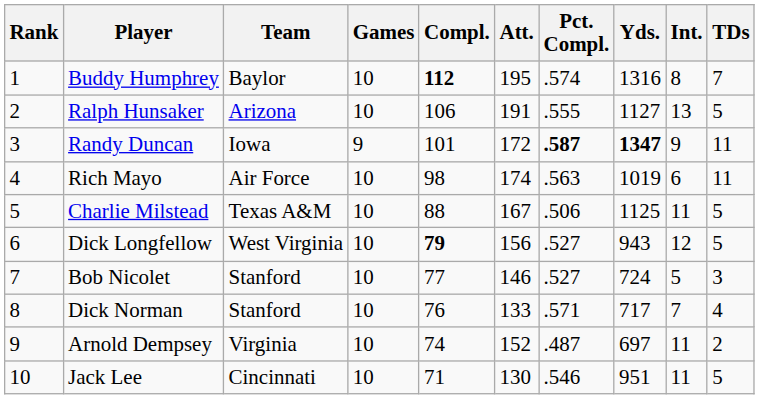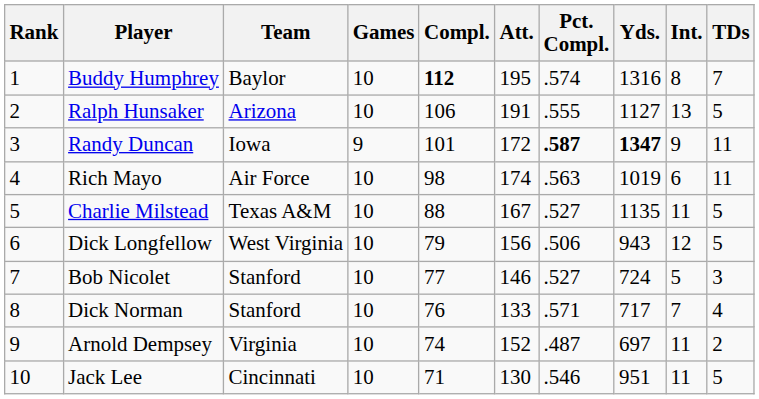(562, 210) .506 -> (562, 210) .527
(640, 210) 1125 -> (640, 210) 1135
(435, 244) bold -> (435, 244) normal
(562, 244) .527 -> (562, 244) .506
